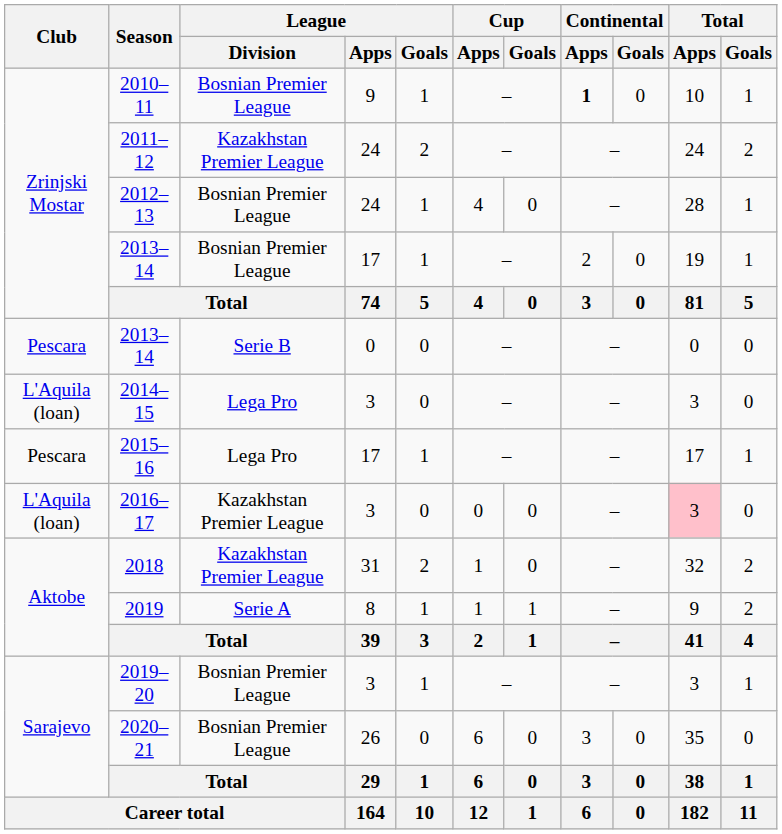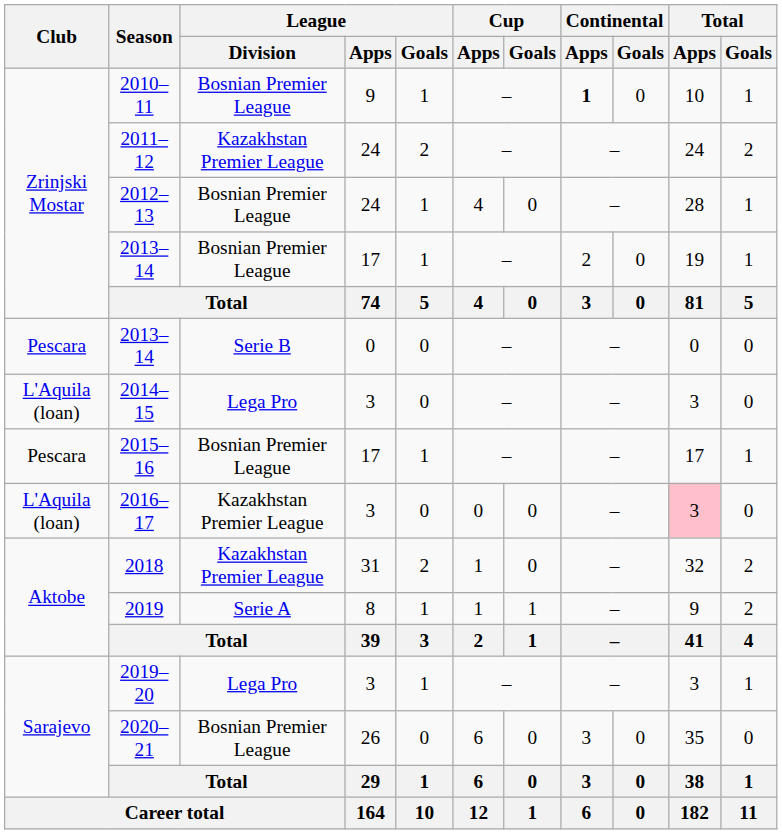(262, 455) Lega Pro -> (262, 455) Bosnian Premier League
(262, 683) Bosnian Premier League -> (262, 683) Lega Pro
